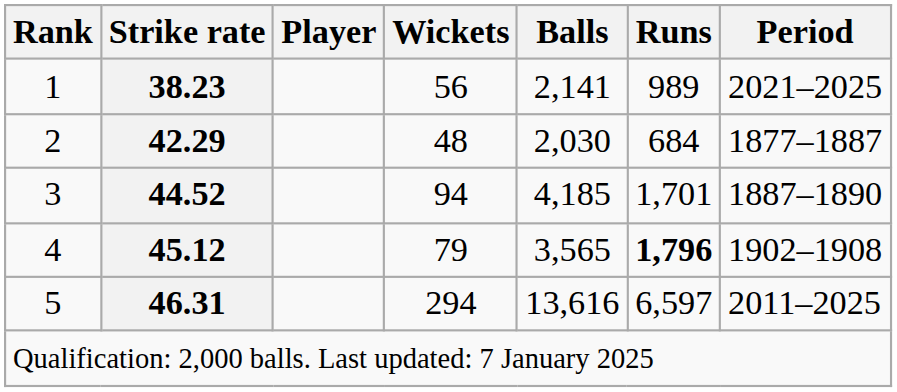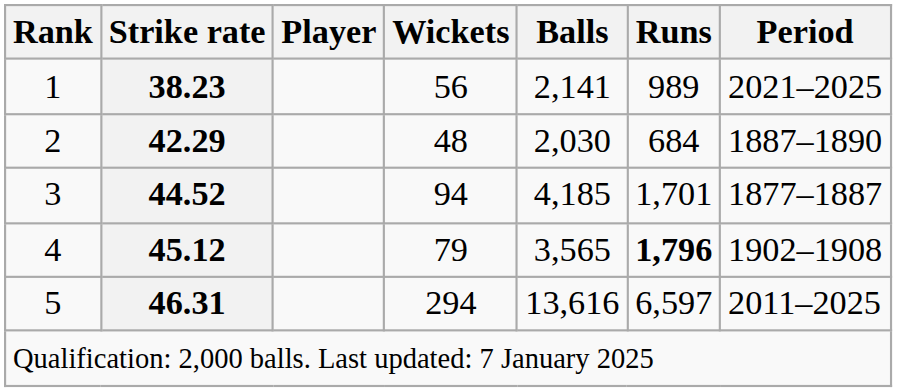(805, 140) 1877–1887 -> (805, 140) 1887–1890
(805, 194) 1887–1890 -> (805, 194) 1877–1887
